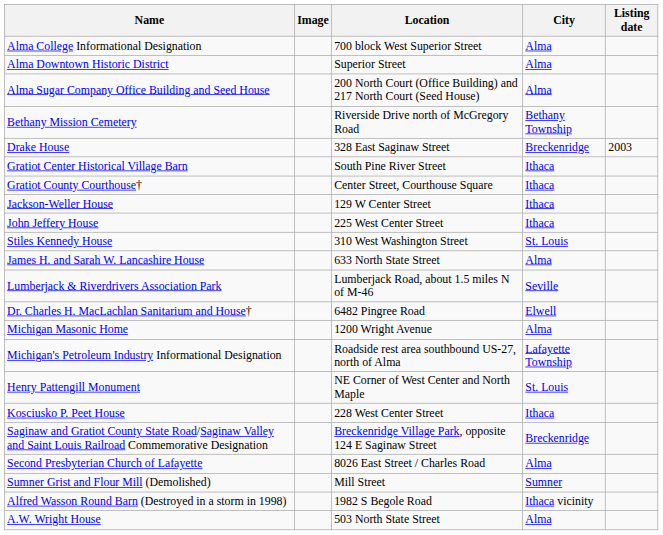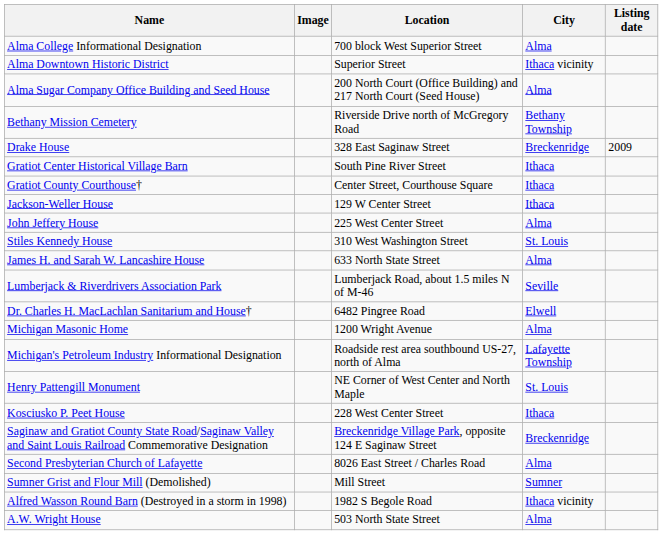(538, 64) Alma -> (559, 64) Ithaca vicinity
(620, 147) 2003 -> (620, 147) 2009
(540, 222) Ithaca -> (538, 222) Alma
